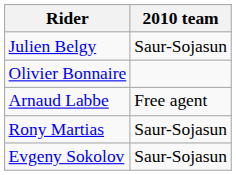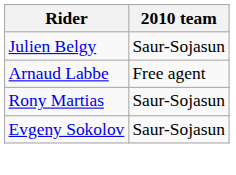- row: (67, 73)
